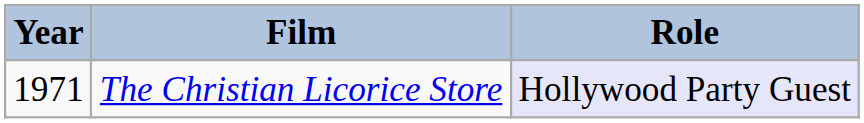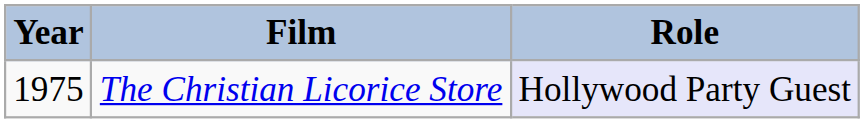(48, 88) 1971 -> (48, 88) 1975
